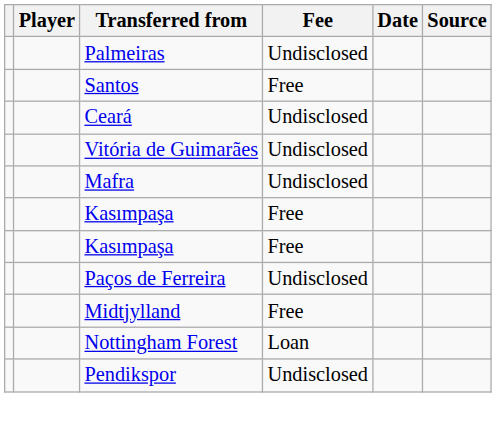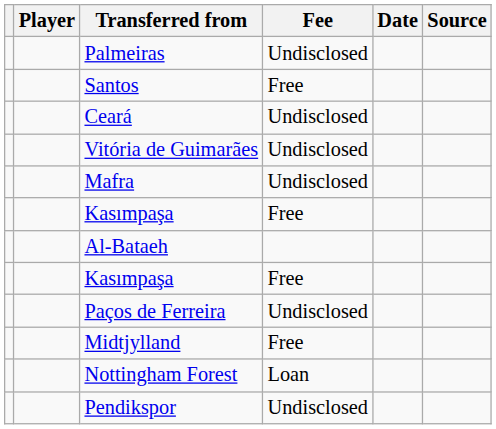+ row: (126, 246)
